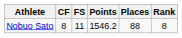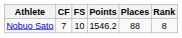(64, 26) 8 -> (64, 26) 7
(79, 26) 11 -> (79, 26) 10
